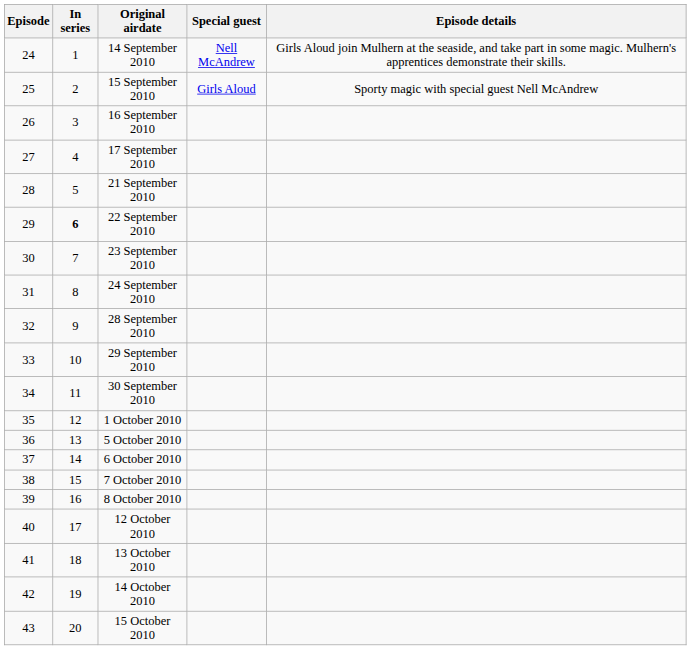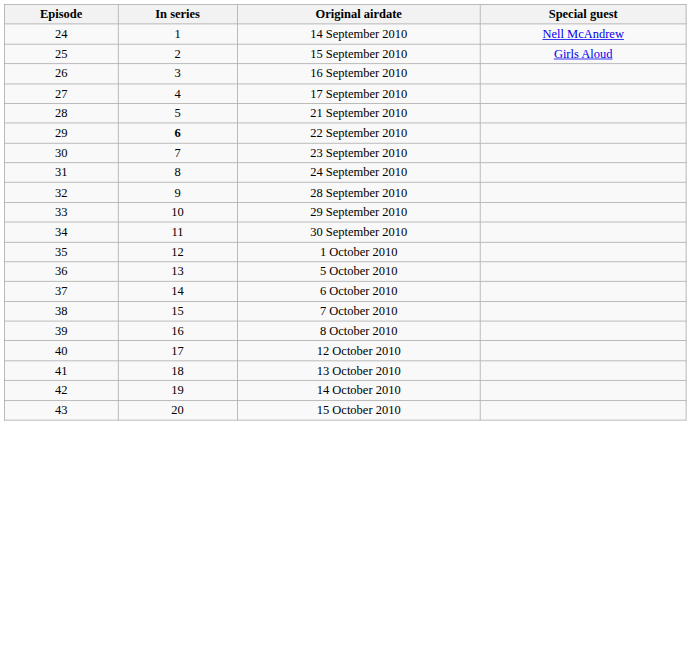- column: (476, 21)
